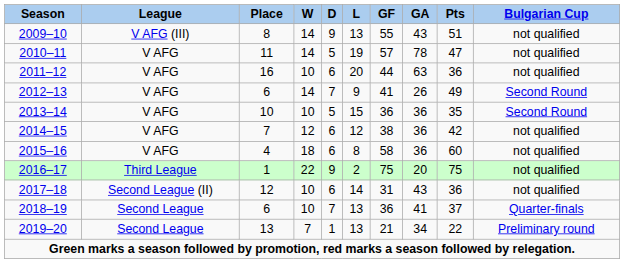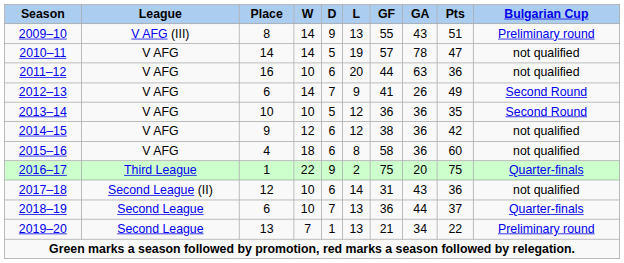(546, 33) not qualified -> (546, 33) Preliminary round
(267, 53) 11 -> (267, 53) 14
(356, 111) 15 -> (356, 111) 12
(267, 131) 7 -> (267, 131) 9
(546, 170) not qualified -> (546, 170) Quarter-finals
(420, 209) 41 -> (420, 209) 44
